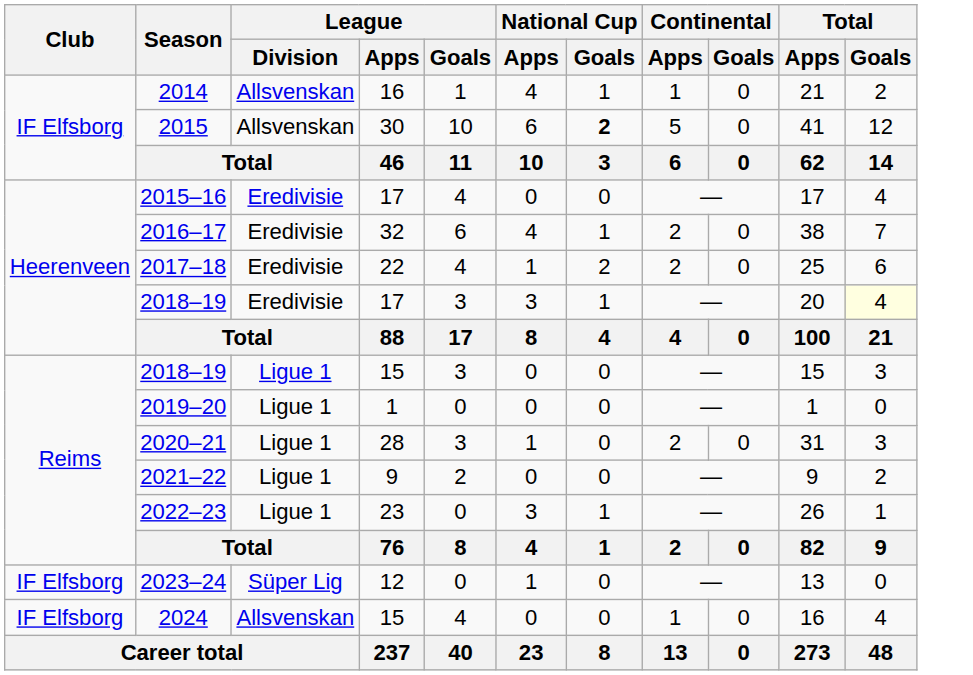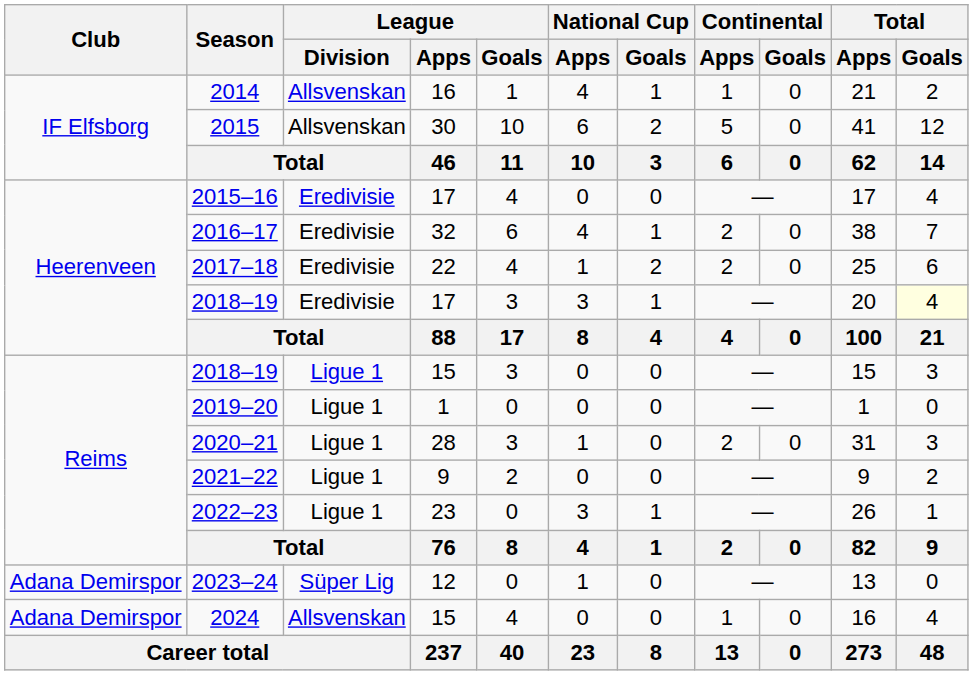(604, 127) bold -> (656, 127) normal
(70, 582) IF Elfsborg -> (96, 582) Adana Demirspor
(70, 617) IF Elfsborg -> (96, 617) Adana Demirspor
